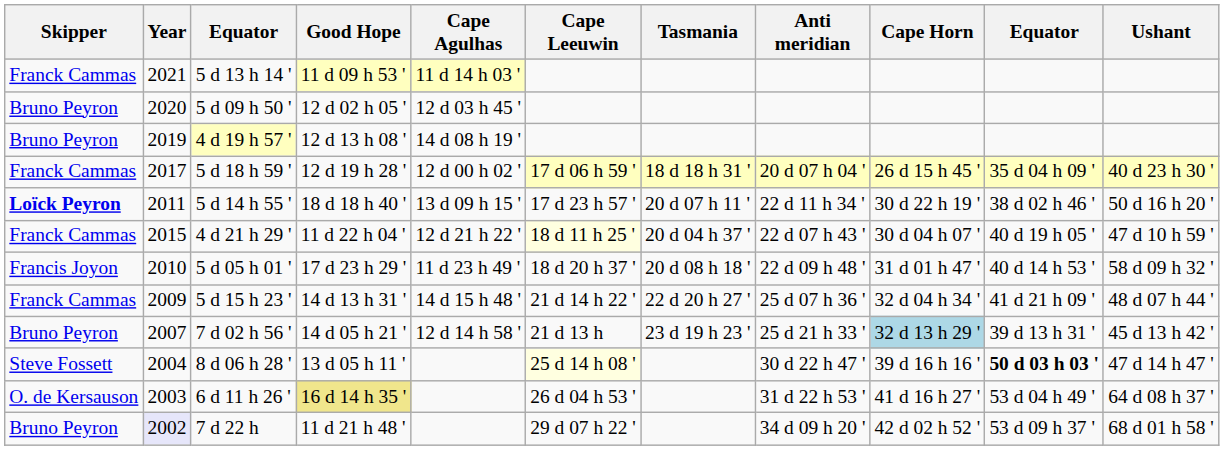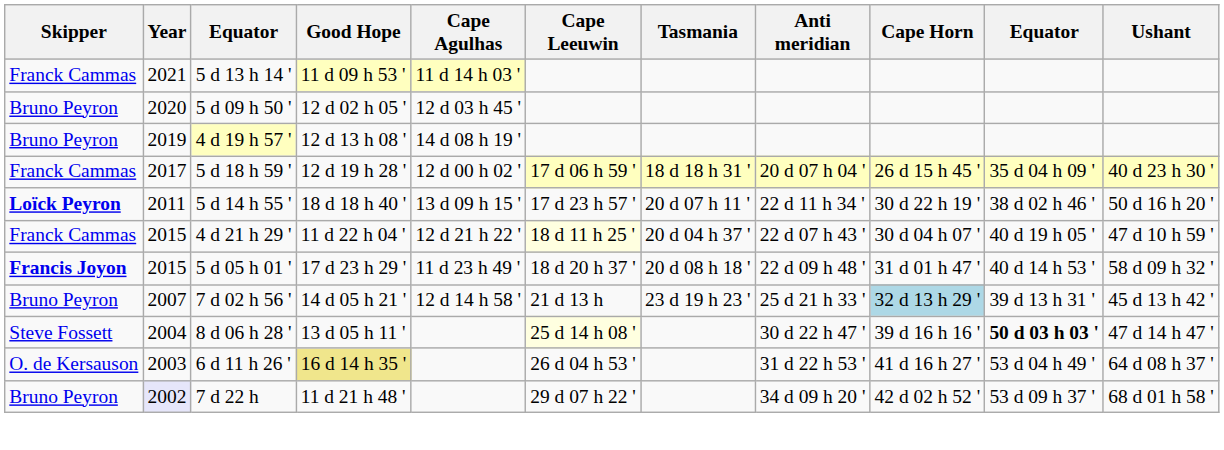(64, 267) normal -> (68, 267) bold
(167, 267) 2010 -> (167, 267) 2015
- row: (244, 299)
